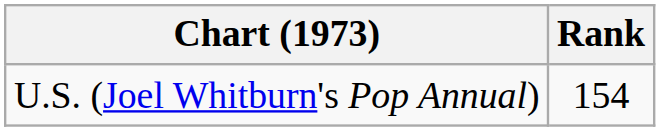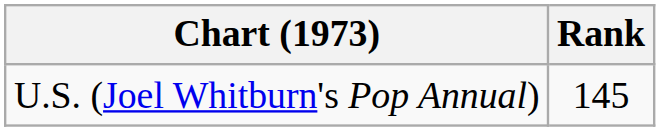(601, 94) 154 -> (601, 94) 145
